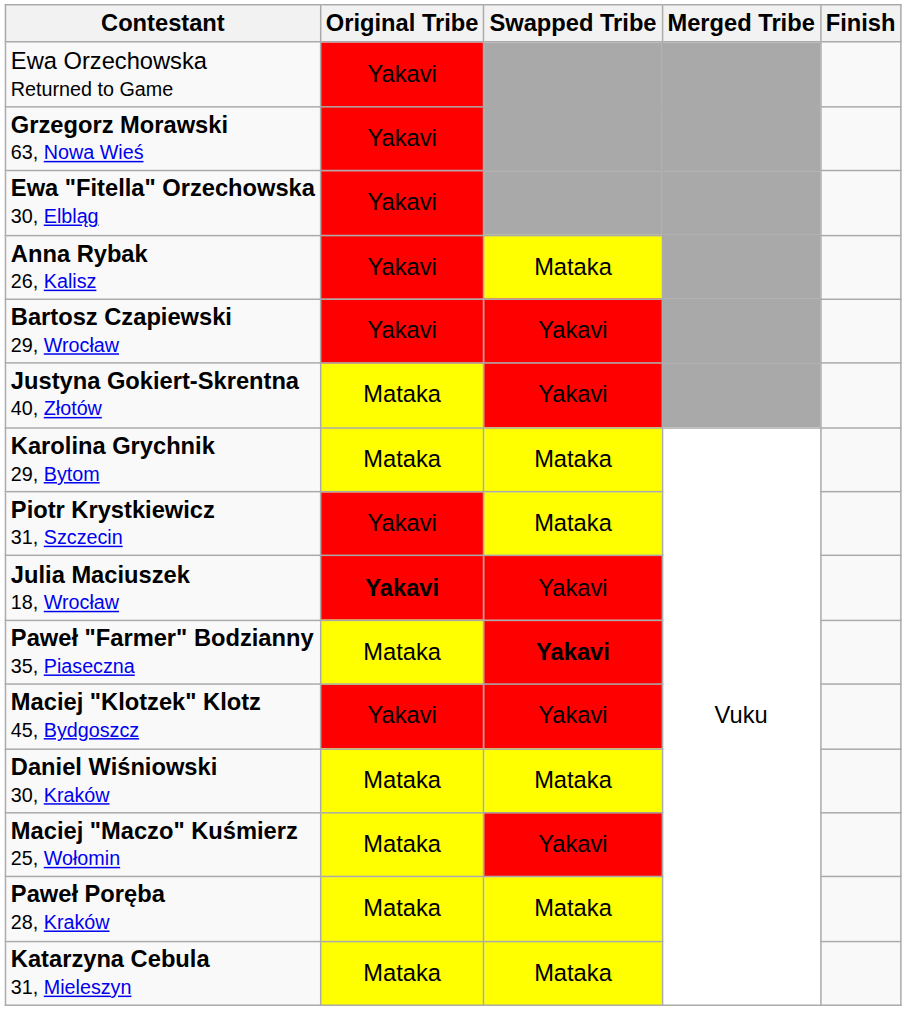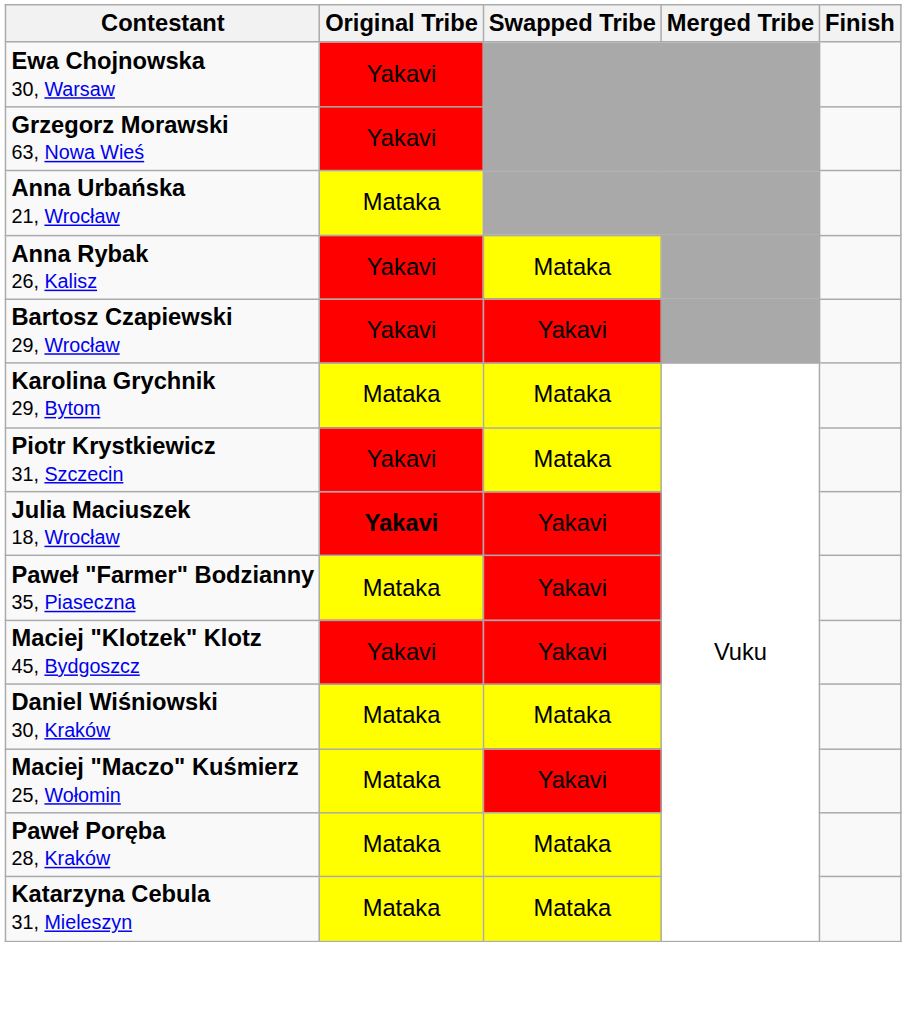- row: (109, 74)
+ row: (108, 74)
+ row: (98, 202)
- row: (163, 202)
- row: (155, 395)
(573, 651) bold -> (572, 587) normal
